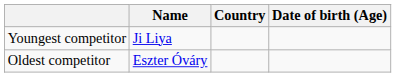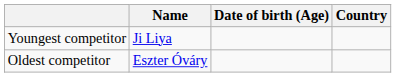columns swapped: (240, 15) <-> (330, 15)
